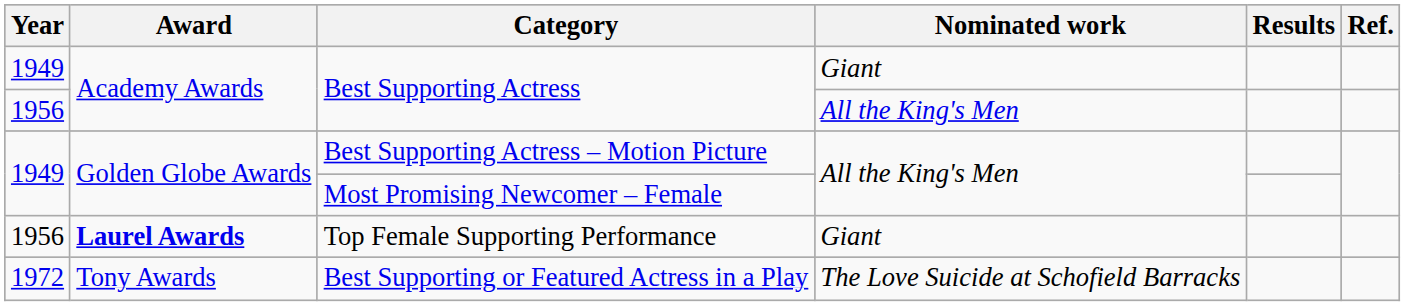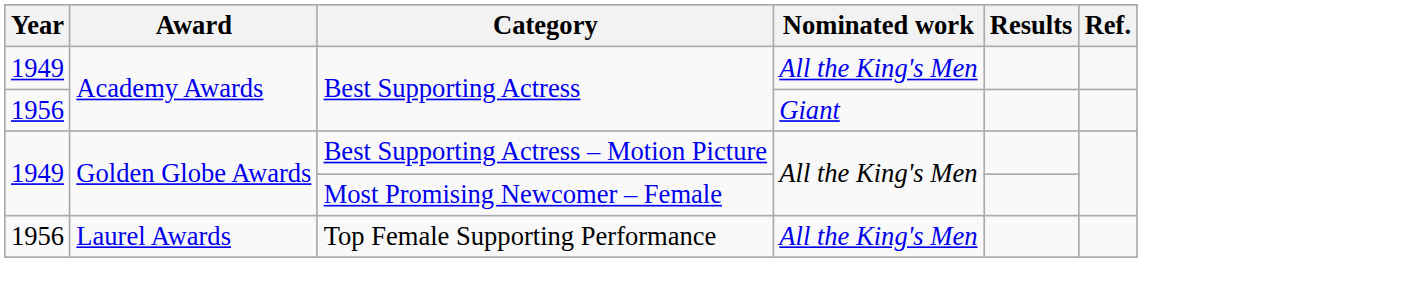(851, 67) Giant -> (878, 67) All the King's Men
(920, 109) All the King's Men -> (810, 109) Giant
(160, 236) bold -> (154, 236) normal
(851, 236) Giant -> (878, 236) All the King's Men
- row: (38, 278)
